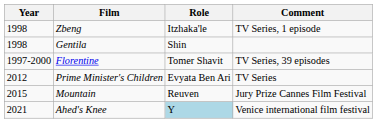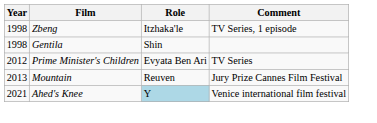- row: (77, 61)
(17, 93) 2015 -> (17, 77) 2013
